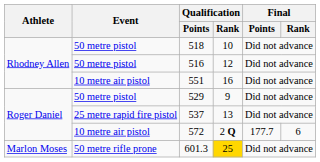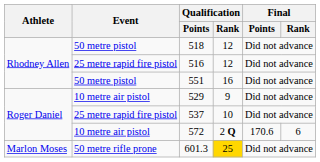(228, 46) 10 -> (228, 46) 12
(105, 63) 50 metre pistol -> (126, 63) 25 metre rapid fire pistol
(112, 80) 10 metre air pistol -> (105, 80) 50 metre pistol
(105, 98) 50 metre pistol -> (112, 98) 10 metre air pistol
(228, 115) 13 -> (228, 115) 10
(262, 132) 177.7 -> (262, 132) 170.6
